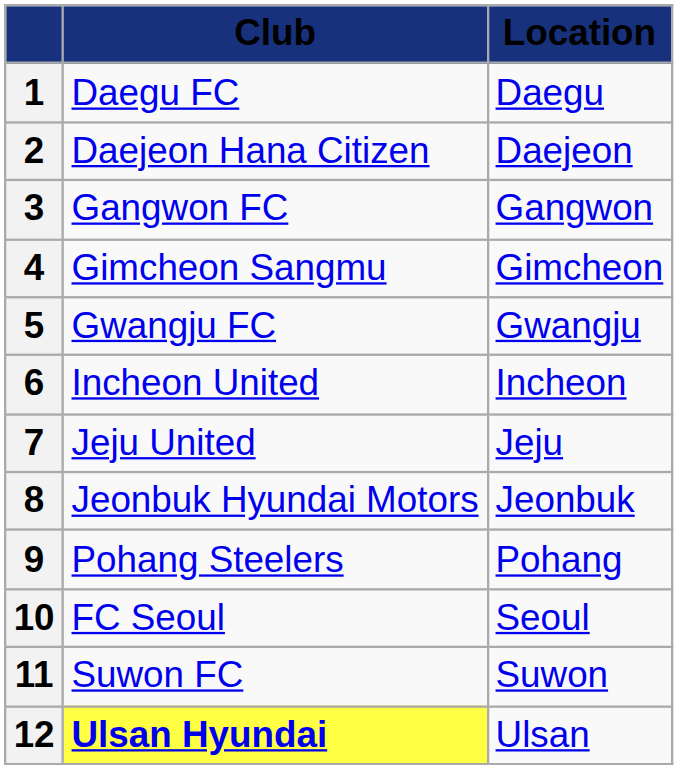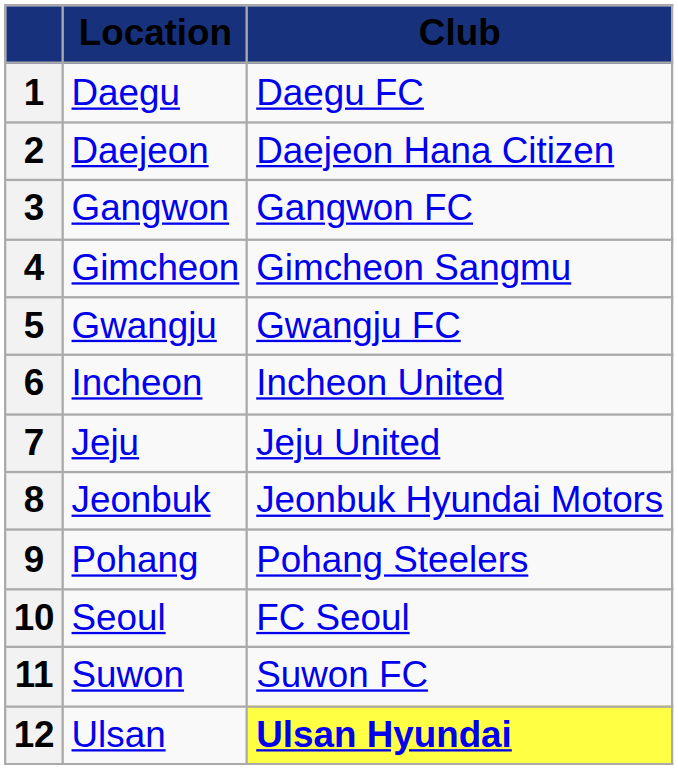columns swapped: (275, 33) <-> (579, 33)
